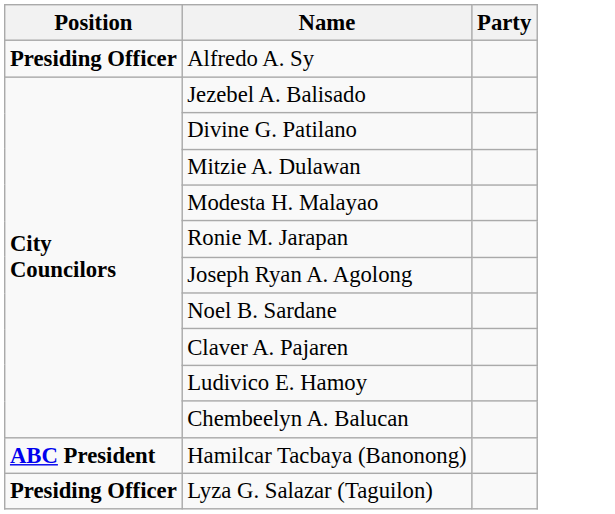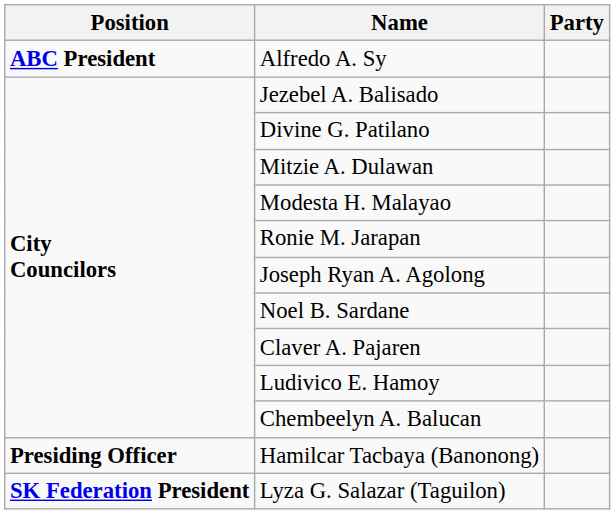(93, 58) Presiding Officer -> (83, 58) ABC President
(83, 454) ABC President -> (93, 454) Presiding Officer
(93, 490) Presiding Officer -> (130, 490) SK Federation President
